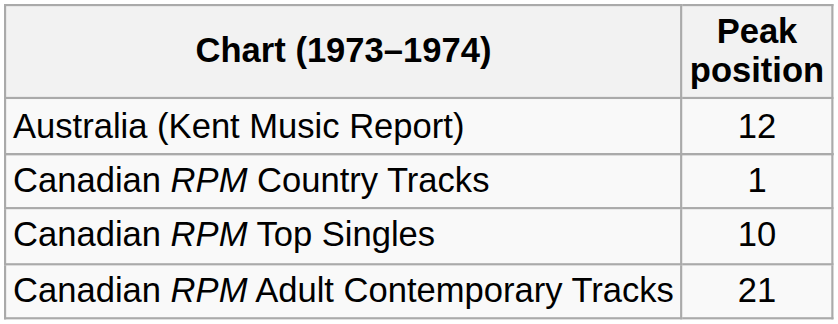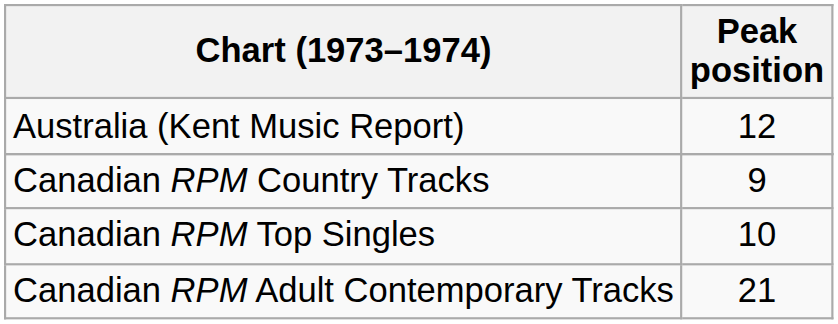(757, 180) 1 -> (757, 180) 9
